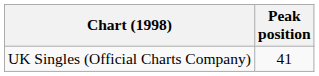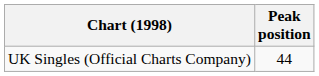(284, 58) 41 -> (284, 58) 44
